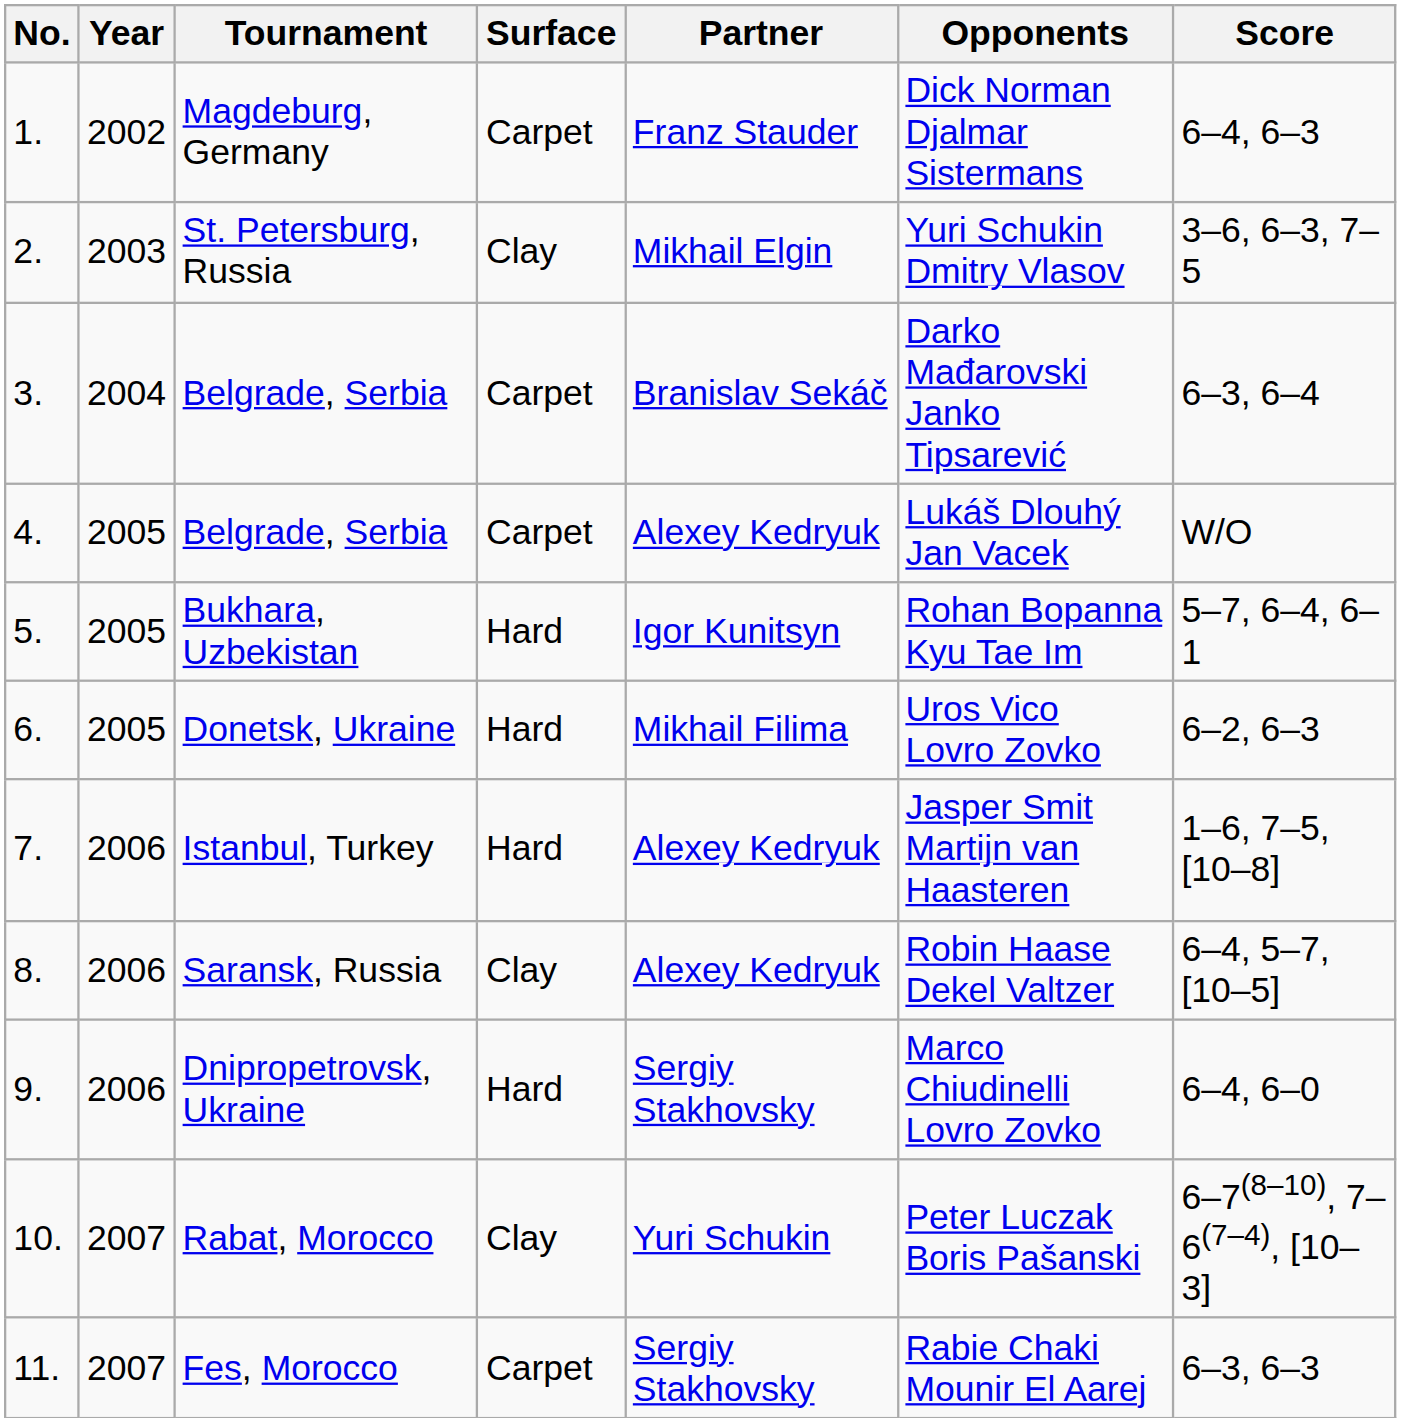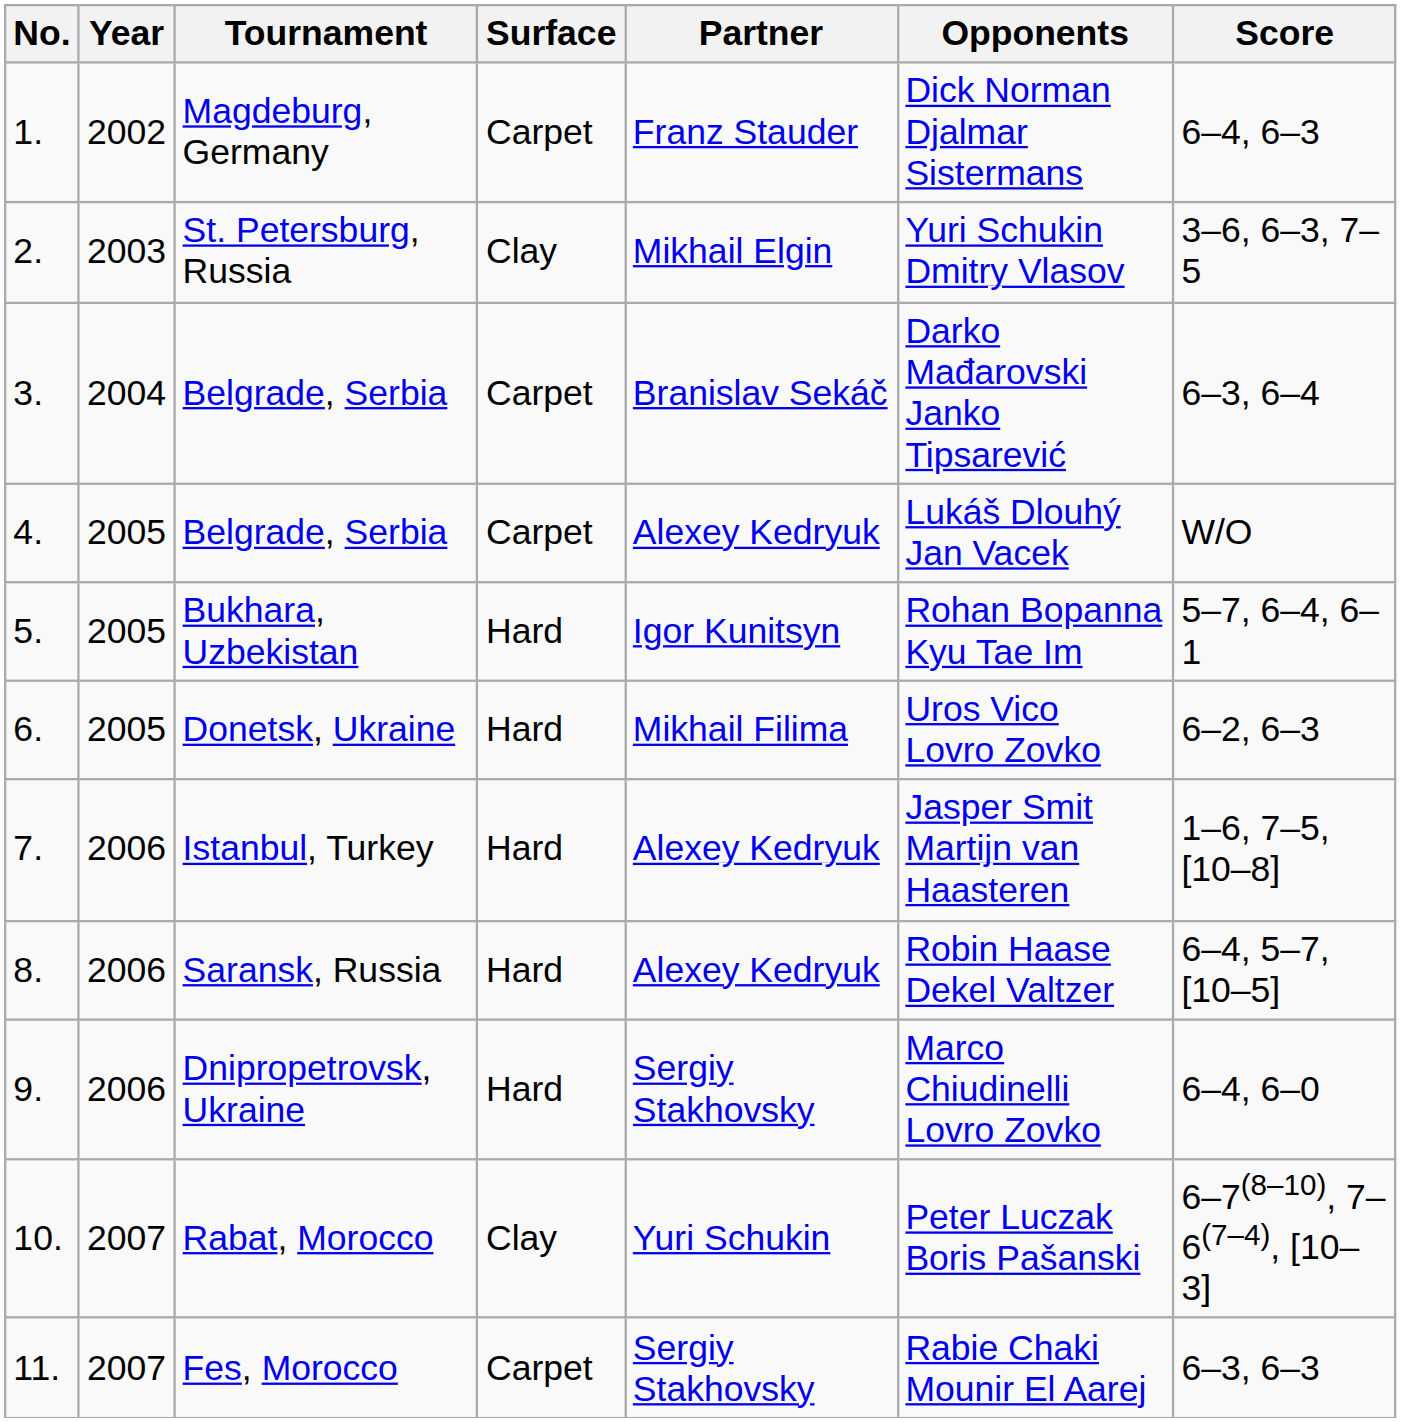(522, 968) Clay -> (525, 968) Hard
